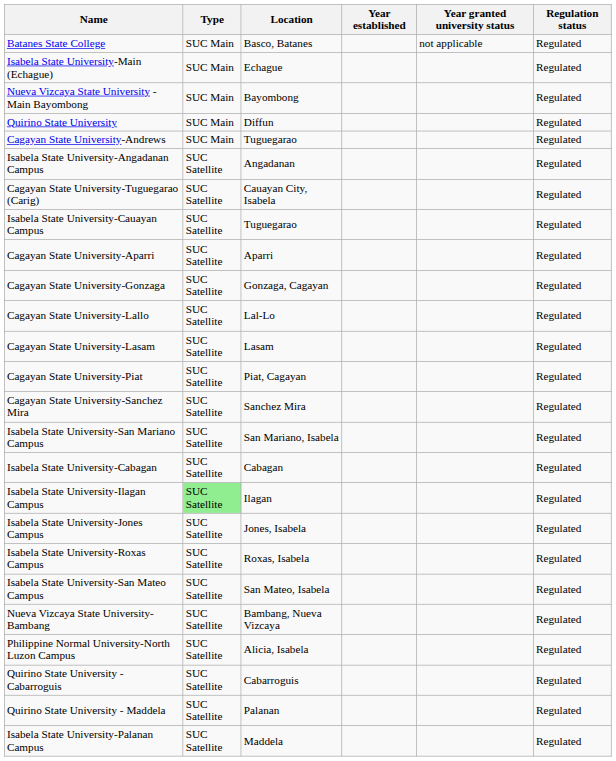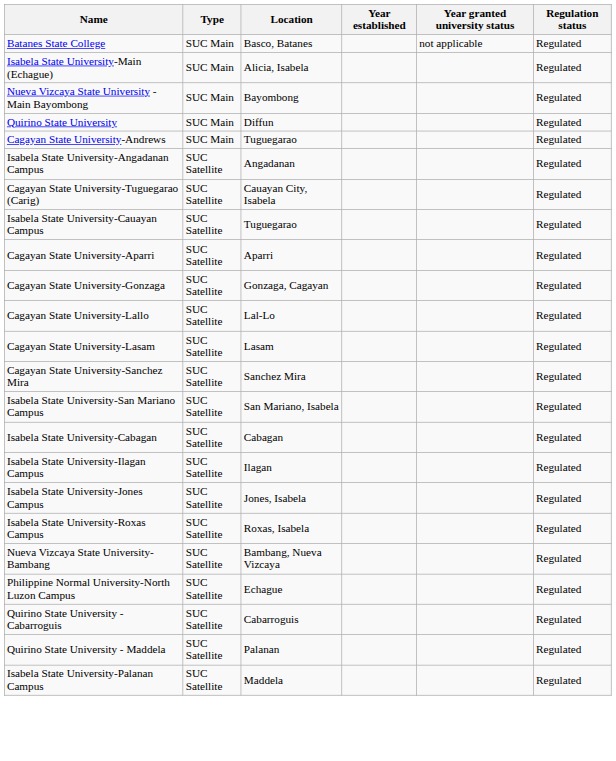(263, 67) Echague -> (276, 67) Alicia, Isabela
- row: (75, 376)
(204, 498) lightgreen background -> (204, 467) no background
- row: (86, 589)
(276, 649) Alicia, Isabela -> (263, 589) Echague
